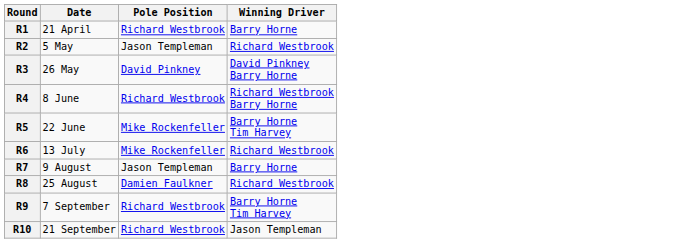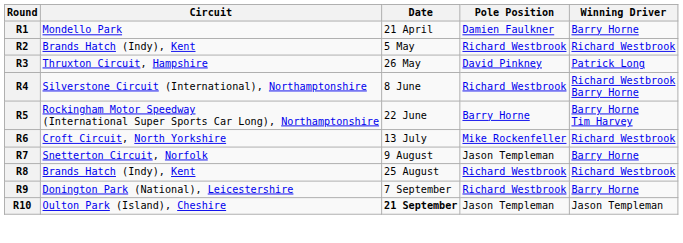+ column: (211, 13)
(173, 30) Richard Westbrook -> (508, 30) Damien Faulkner
(167, 47) Jason Templeman -> (514, 47) Richard Westbrook
(270, 70) David Pinkney Barry Horne -> (608, 64) Patrick Long
(173, 128) Mike Rockenfeller -> (496, 116) Barry Horne
(167, 184) Damien Faulkner -> (514, 172) Richard Westbrook
(264, 207) Barry Horne Tim Harvey -> (605, 189) Barry Horne
(79, 230) normal -> (421, 206) bold
(173, 230) Richard Westbrook -> (508, 206) Jason Templeman
